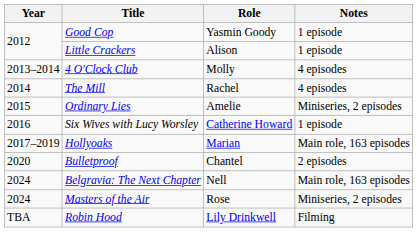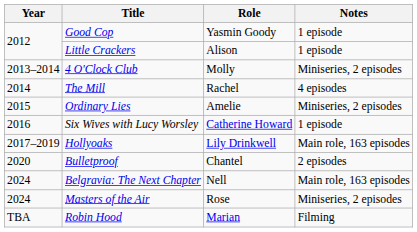(322, 69) 4 episodes -> (350, 69) Miniseries, 2 episodes
(223, 143) Marian -> (241, 143) Lily Drinkwell
(241, 217) Lily Drinkwell -> (223, 217) Marian
